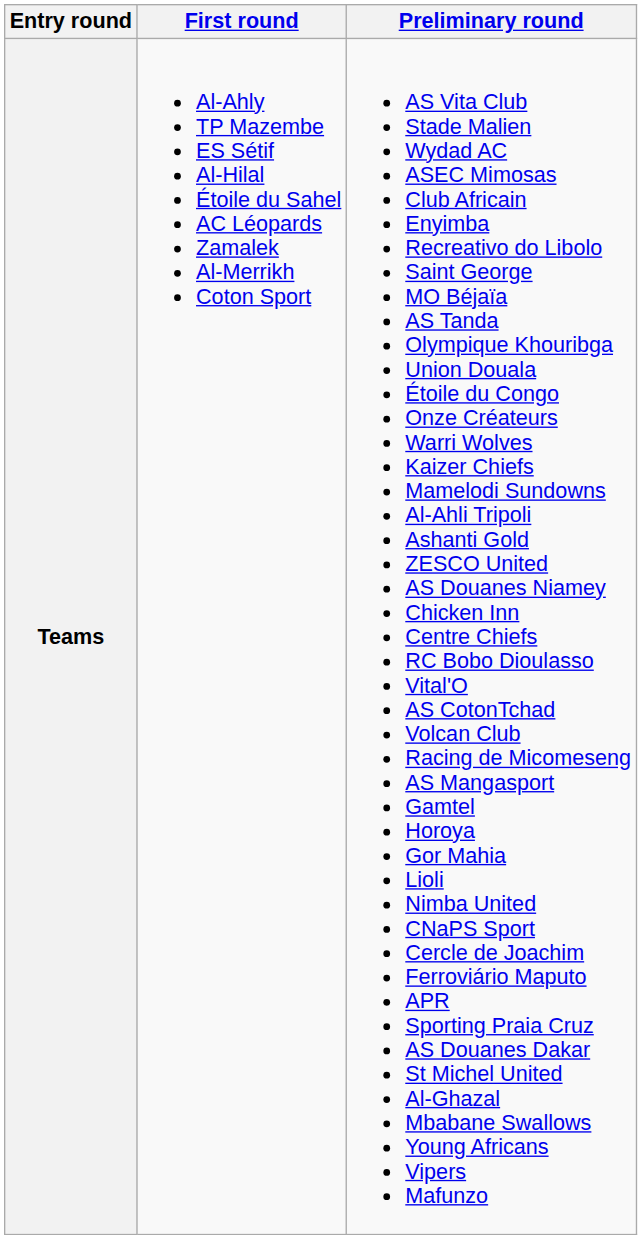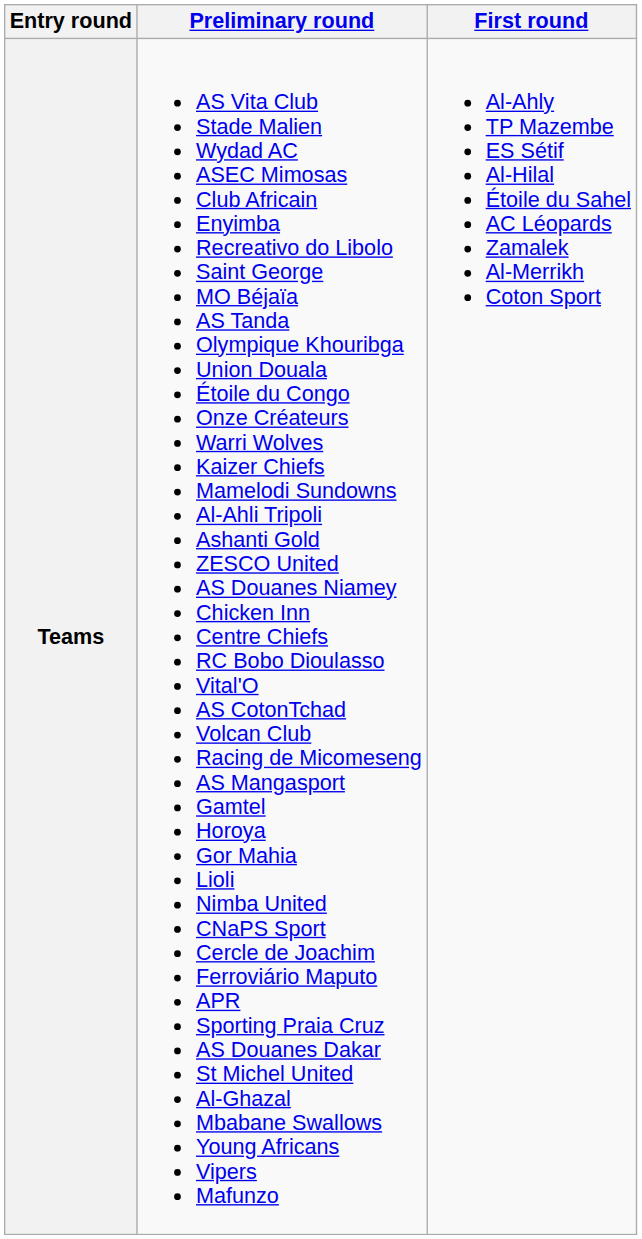columns swapped: (242, 21) <-> (491, 21)
